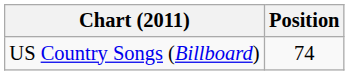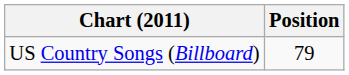(304, 53) 74 -> (304, 53) 79
